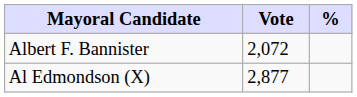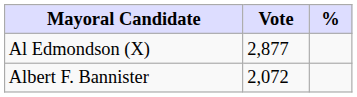rows swapped: (79, 77) <-> (79, 48)
